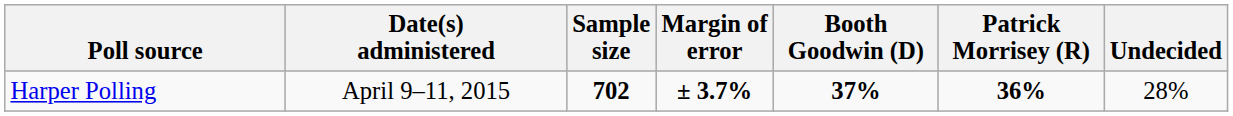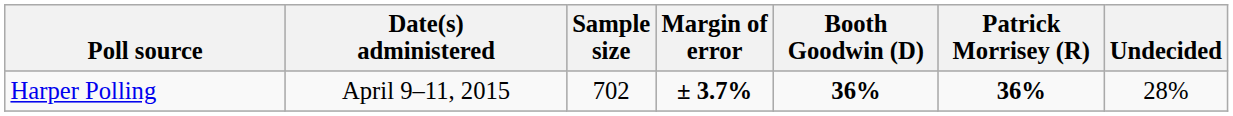(611, 90) bold -> (611, 90) normal
(856, 90) 37% -> (856, 90) 36%
